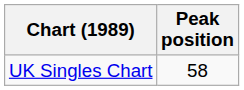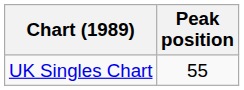(197, 70) 58 -> (197, 70) 55
